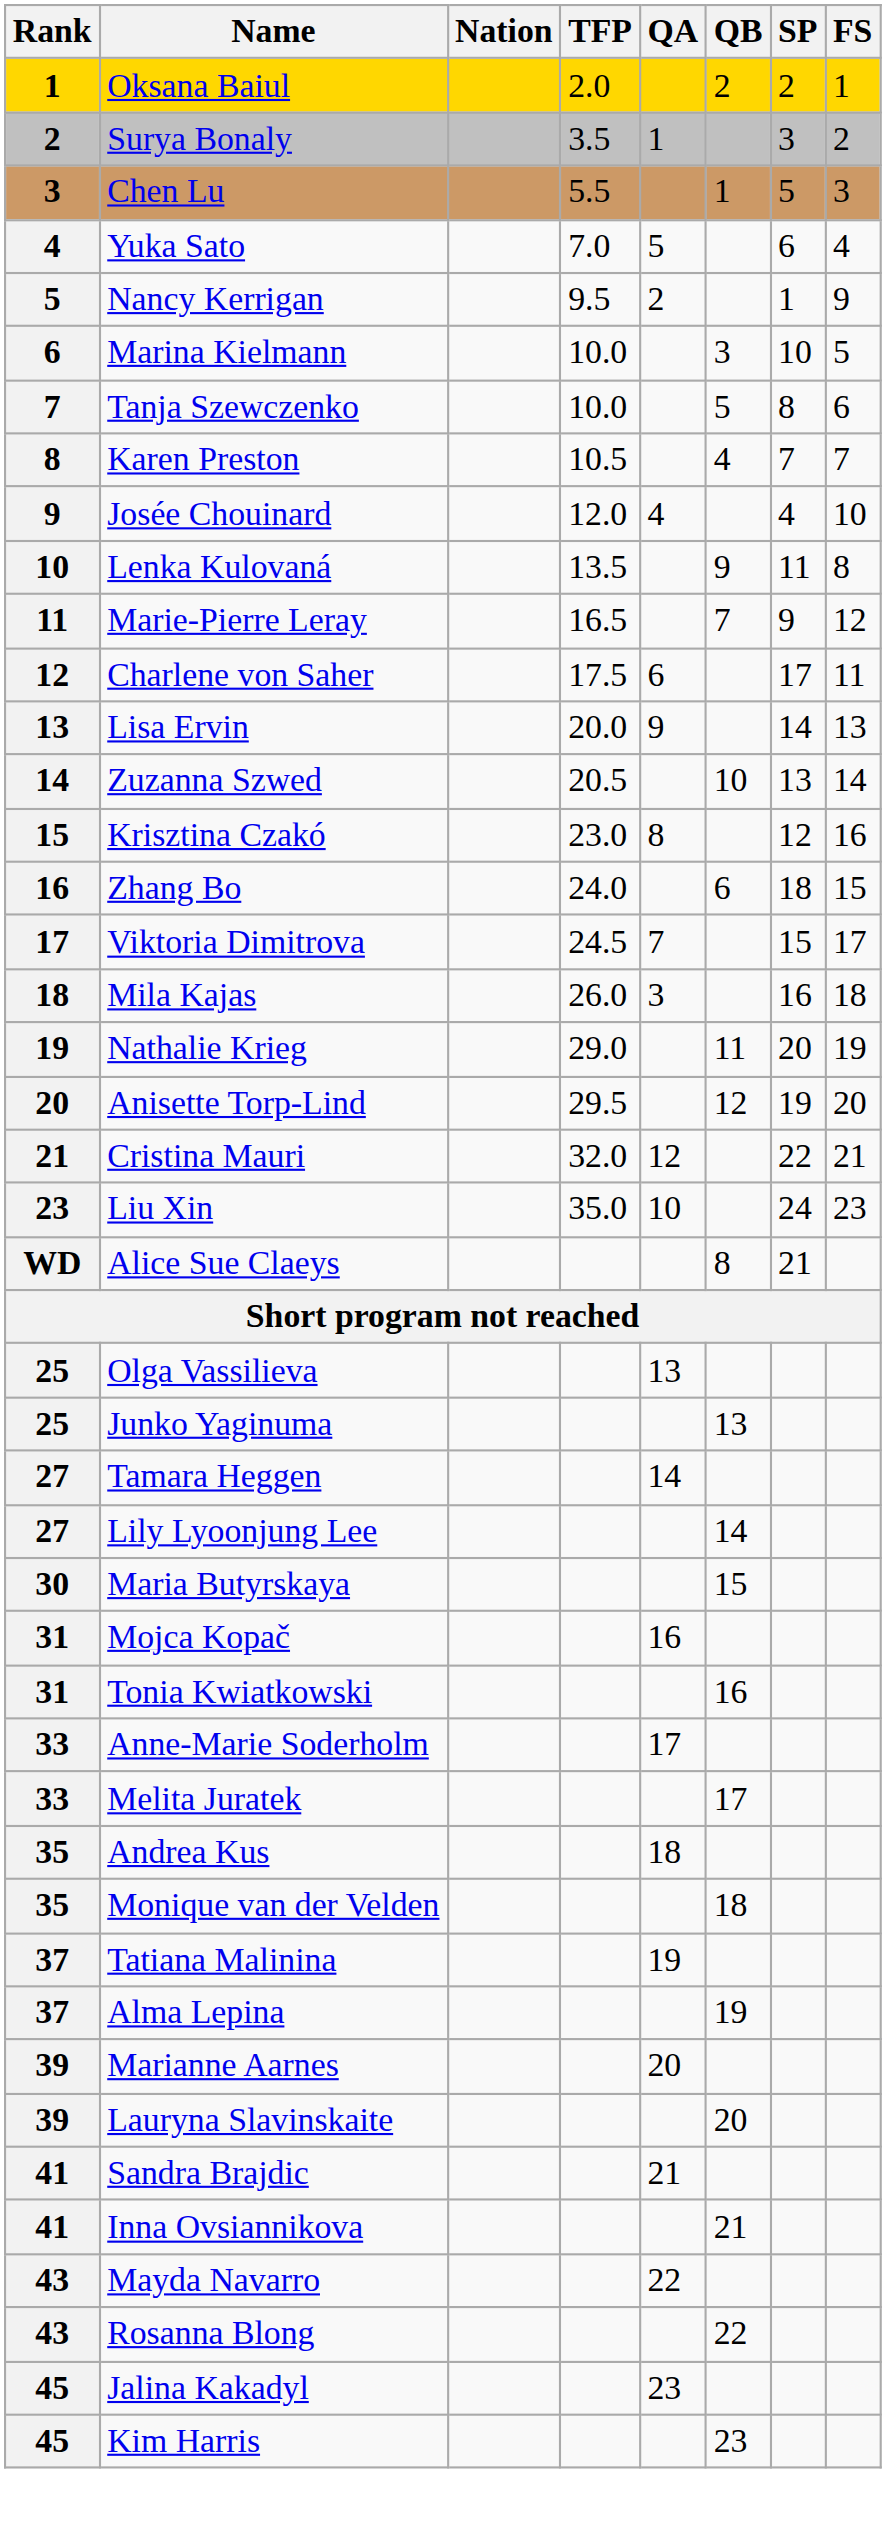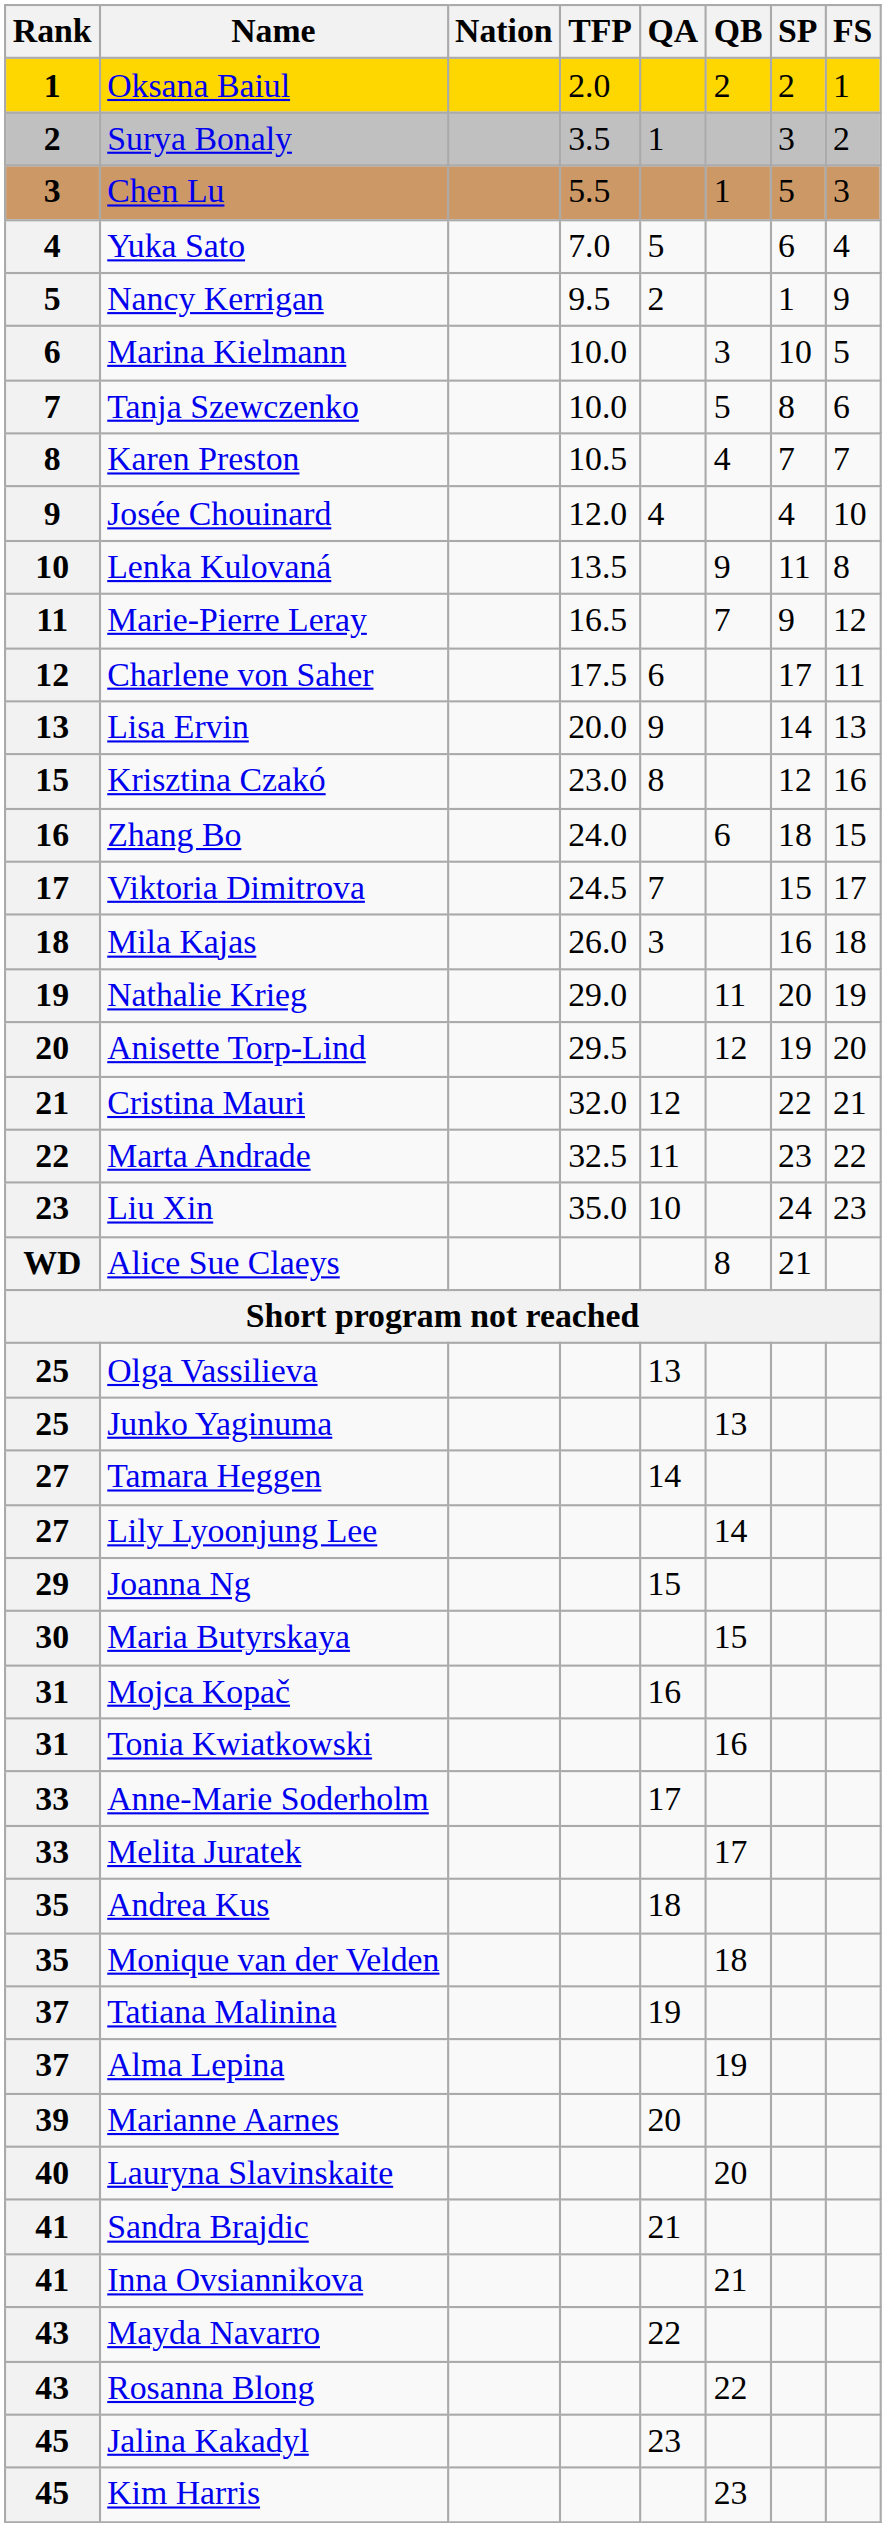- row: (215, 780)
+ row: (209, 1155)
+ row: (179, 1583)
(52, 2119) 39 -> (52, 2172) 40
